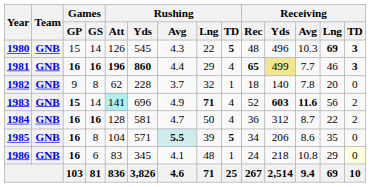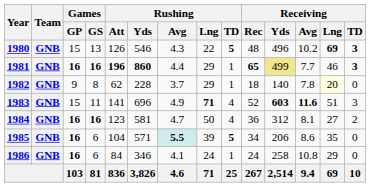(95, 48) 14 -> (95, 48) 13
(143, 48) 545 -> (143, 48) 546
(308, 48) 10.3 -> (308, 48) 10.2
(231, 66) 4 -> (231, 66) 1
(209, 84) 32 -> (209, 84) 29
(332, 84) no background -> (332, 84) lightyellow background
(74, 102) bold -> (74, 102) normal
(95, 102) 14 -> (95, 102) 11
(116, 102) paleturquoise background -> (116, 102) no background
(332, 102) 56 -> (332, 102) 51
(355, 102) 2 -> (355, 102) 3
(116, 119) 128 -> (116, 119) 123
(308, 119) 8.7 -> (308, 119) 8.1
(332, 119) 22 -> (332, 119) 27
(95, 137) 8 -> (95, 137) 6
(116, 155) 83 -> (116, 155) 84
(143, 155) 345 -> (143, 155) 346
(209, 155) 48 -> (209, 155) 24
(280, 155) 218 -> (280, 155) 258
(355, 155) lightyellow background -> (355, 155) no background
